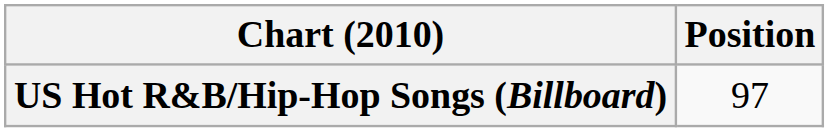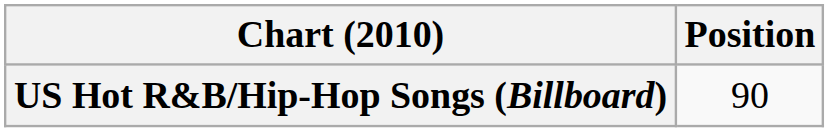(750, 94) 97 -> (750, 94) 90
